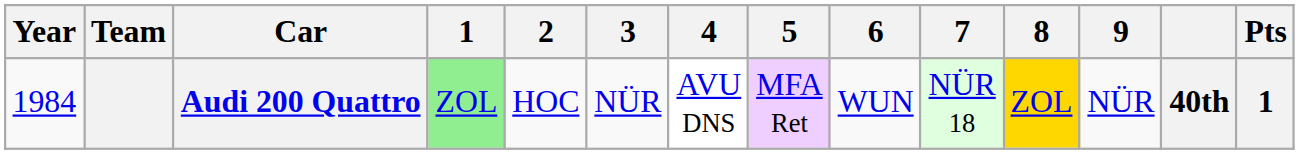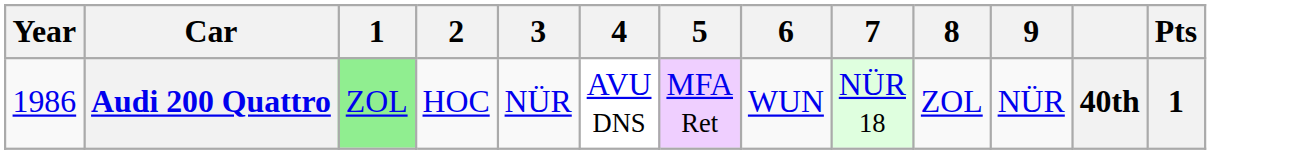- column: (129, 31)
(44, 102) 1984 -> (44, 102) 1986
(1042, 102) gold background -> (952, 102) no background
